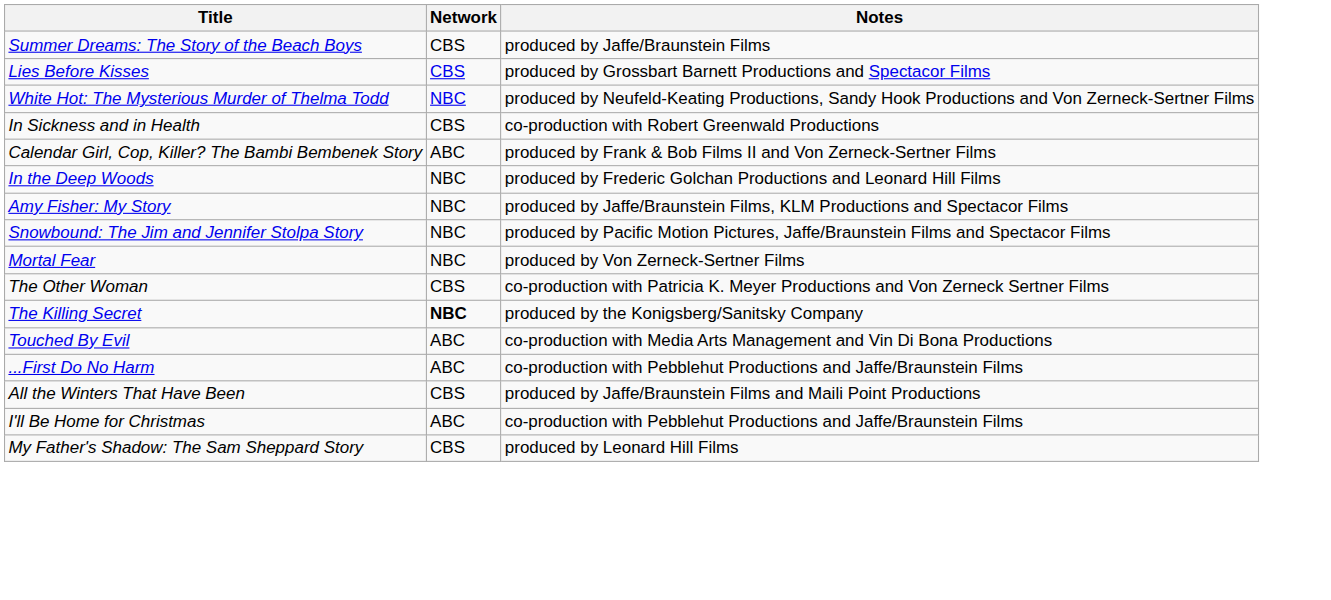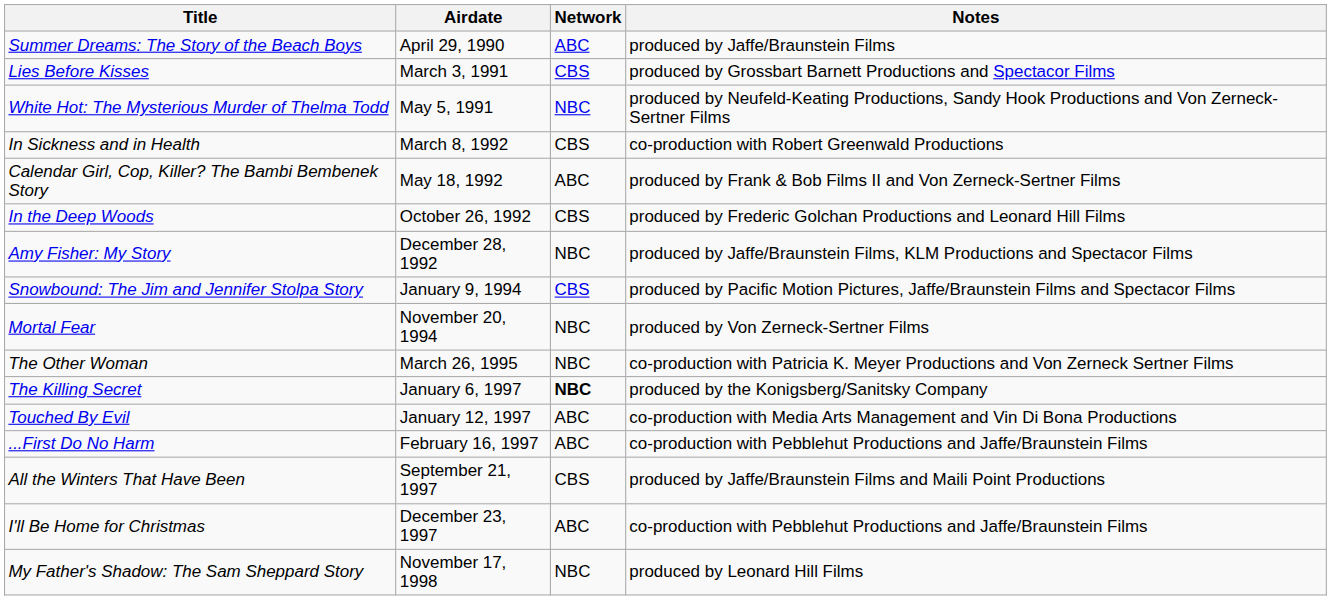+ column: (473, 17)
(448, 44) CBS -> (572, 44) ABC
(448, 179) NBC -> (572, 217) CBS
(448, 233) NBC -> (572, 290) CBS
(448, 286) CBS -> (573, 363) NBC
(448, 448) CBS -> (573, 572) NBC
